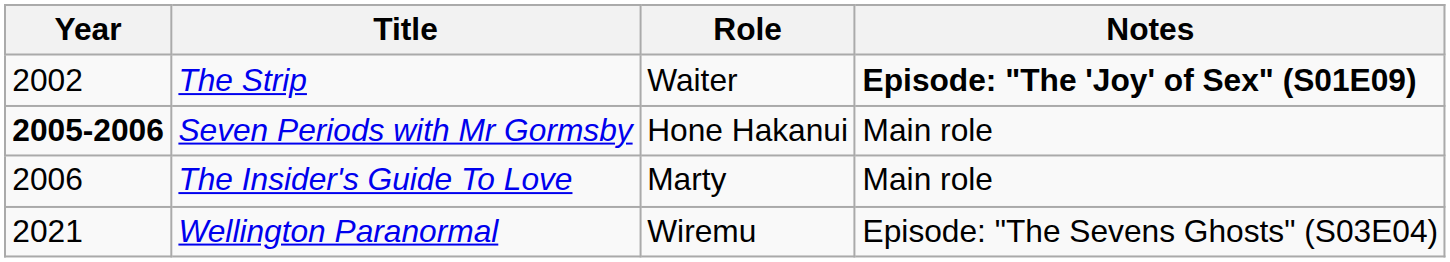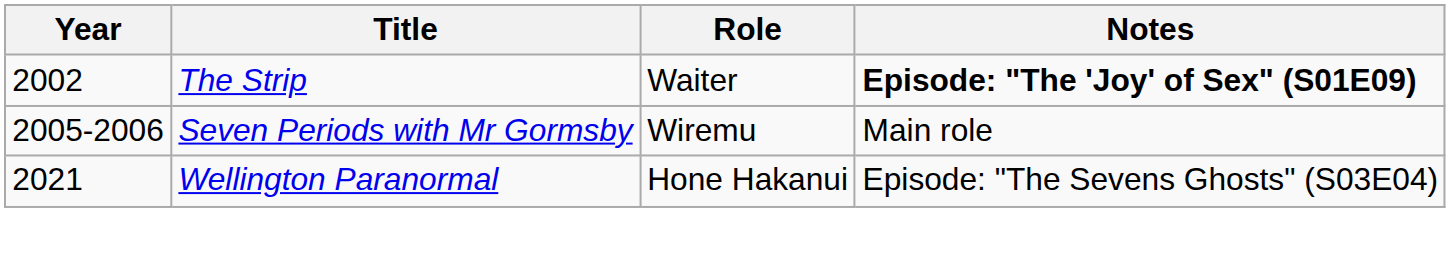(88, 130) bold -> (88, 130) normal
(748, 130) Hone Hakanui -> (702, 130) Wiremu
- row: (375, 180)
(702, 230) Wiremu -> (748, 180) Hone Hakanui
